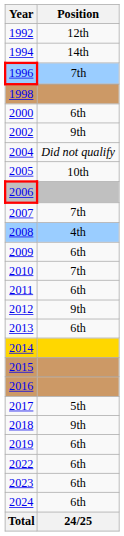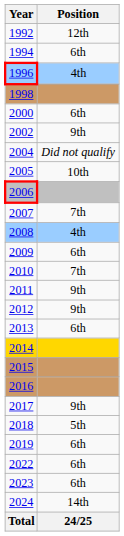(78, 53) 14th -> (78, 53) 6th
(79, 73) 7th -> (79, 73) 4th
(78, 290) 6th -> (78, 290) 9th
(78, 405) 5th -> (78, 405) 9th
(78, 425) 9th -> (78, 425) 5th
(78, 502) 6th -> (78, 502) 14th
